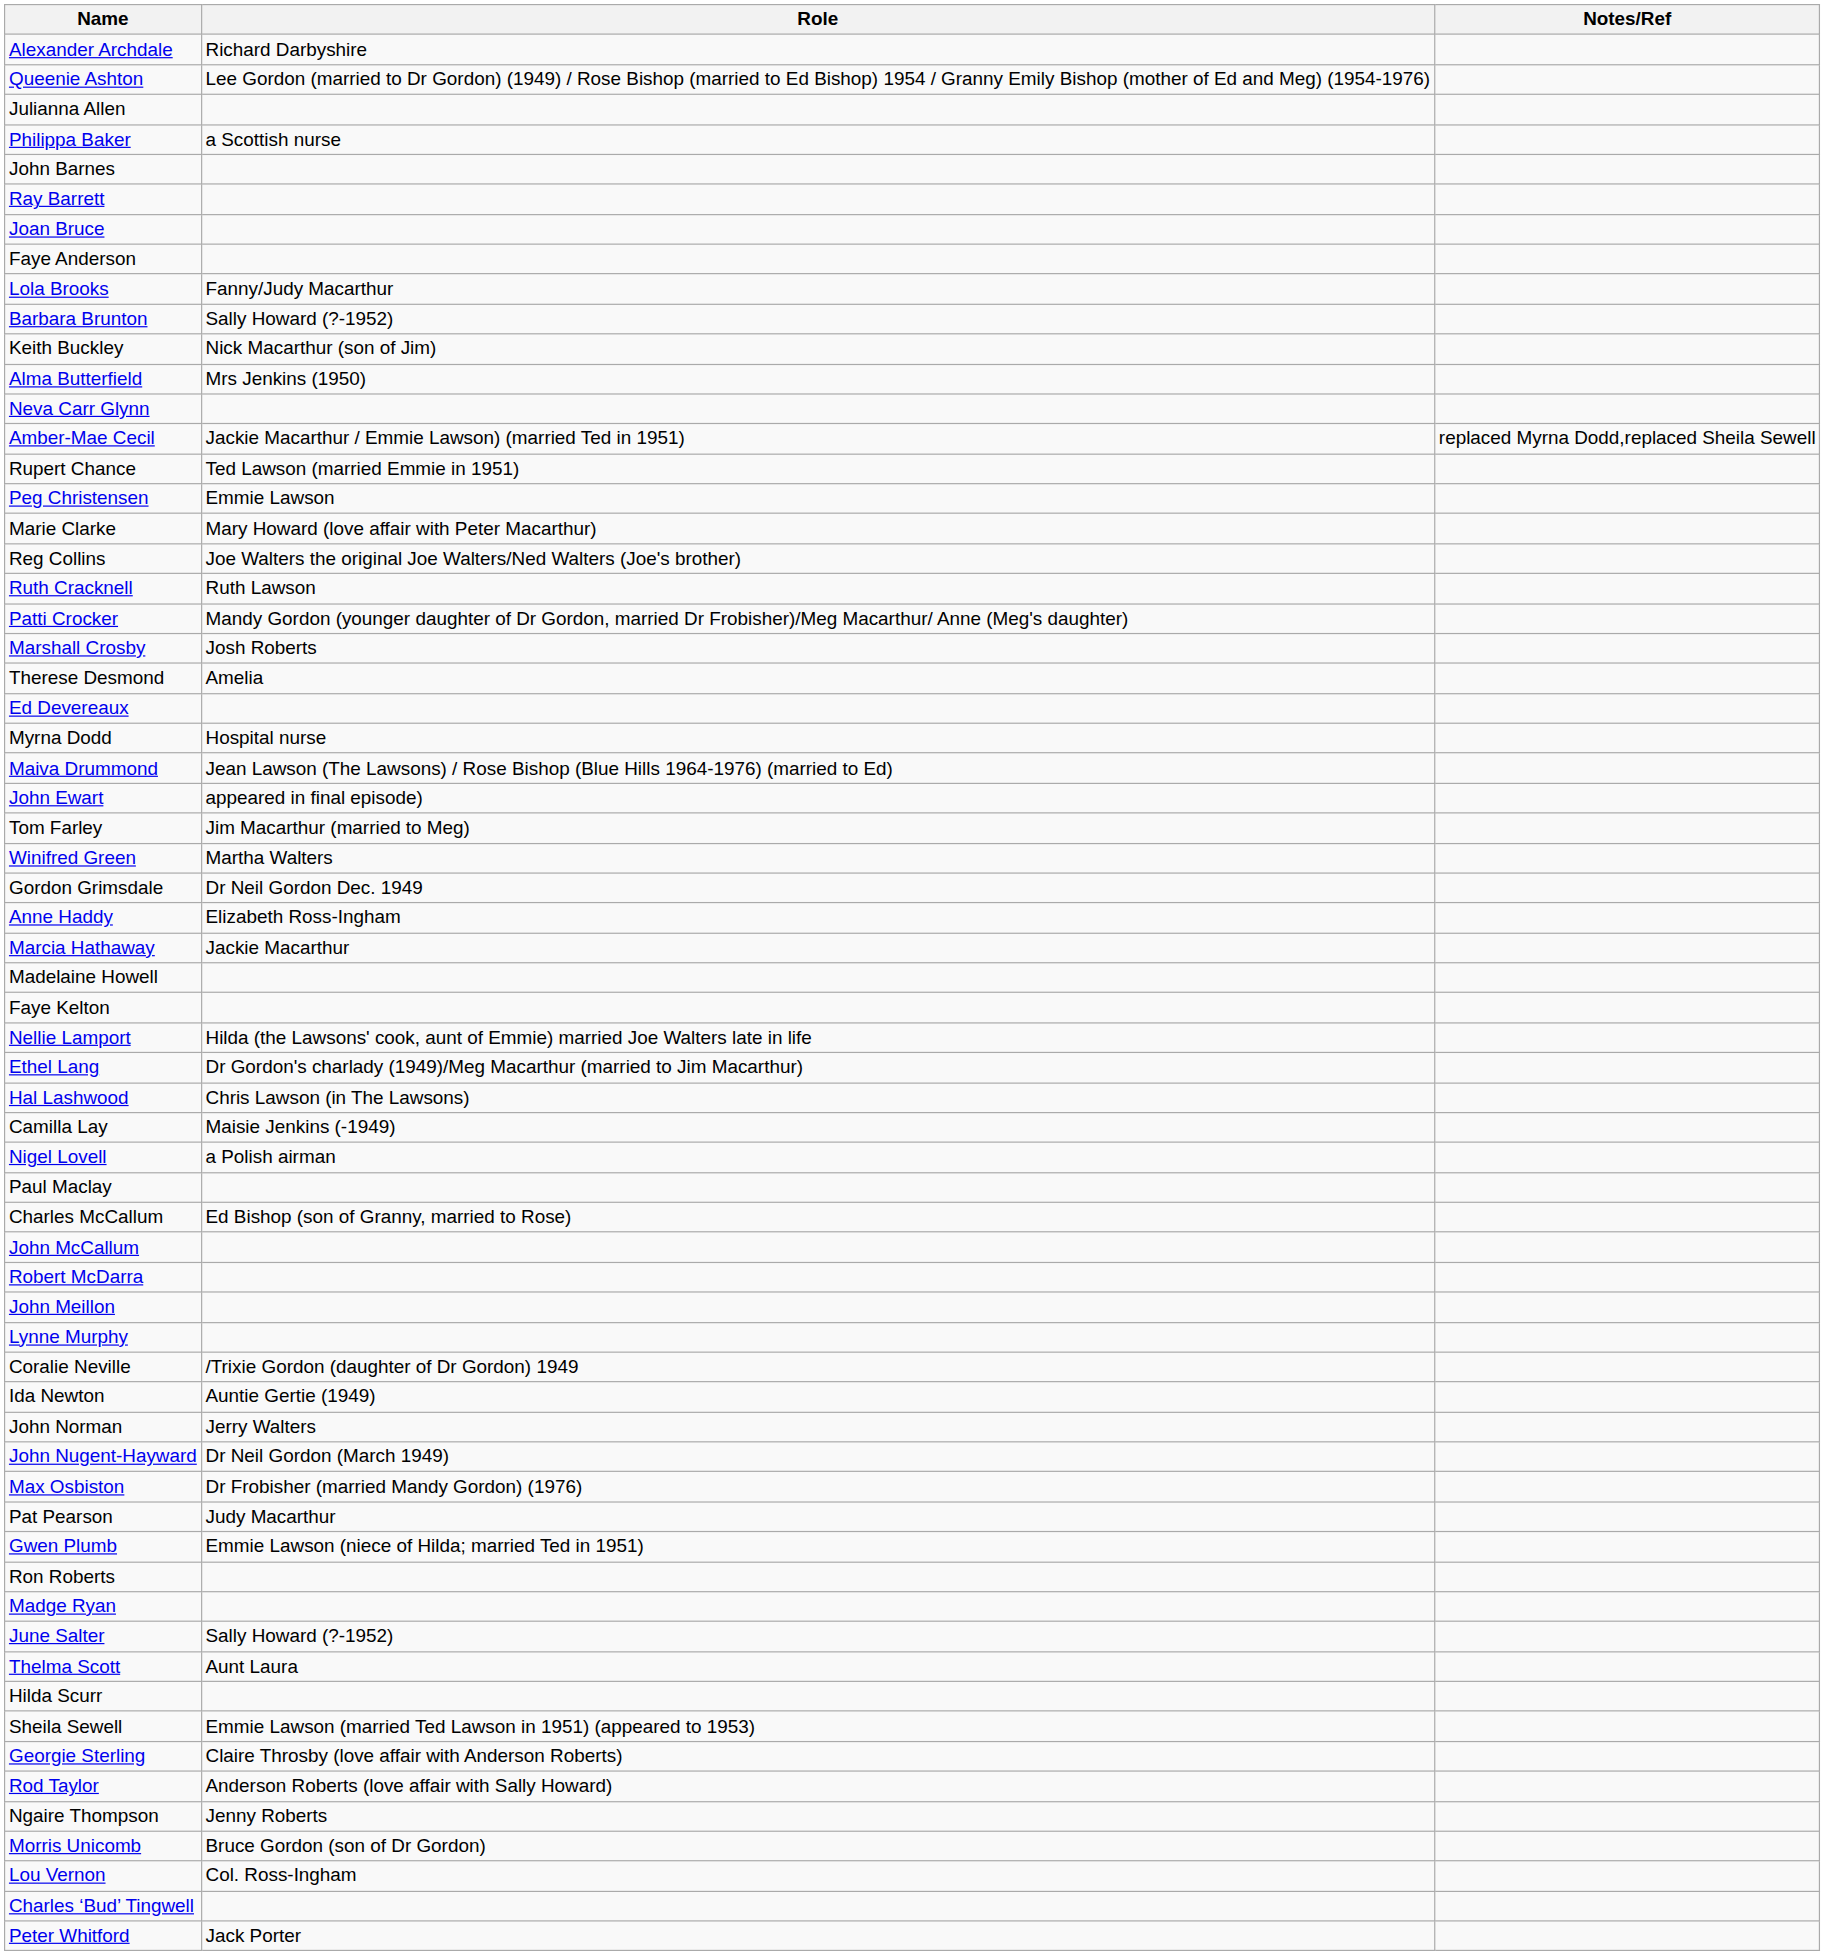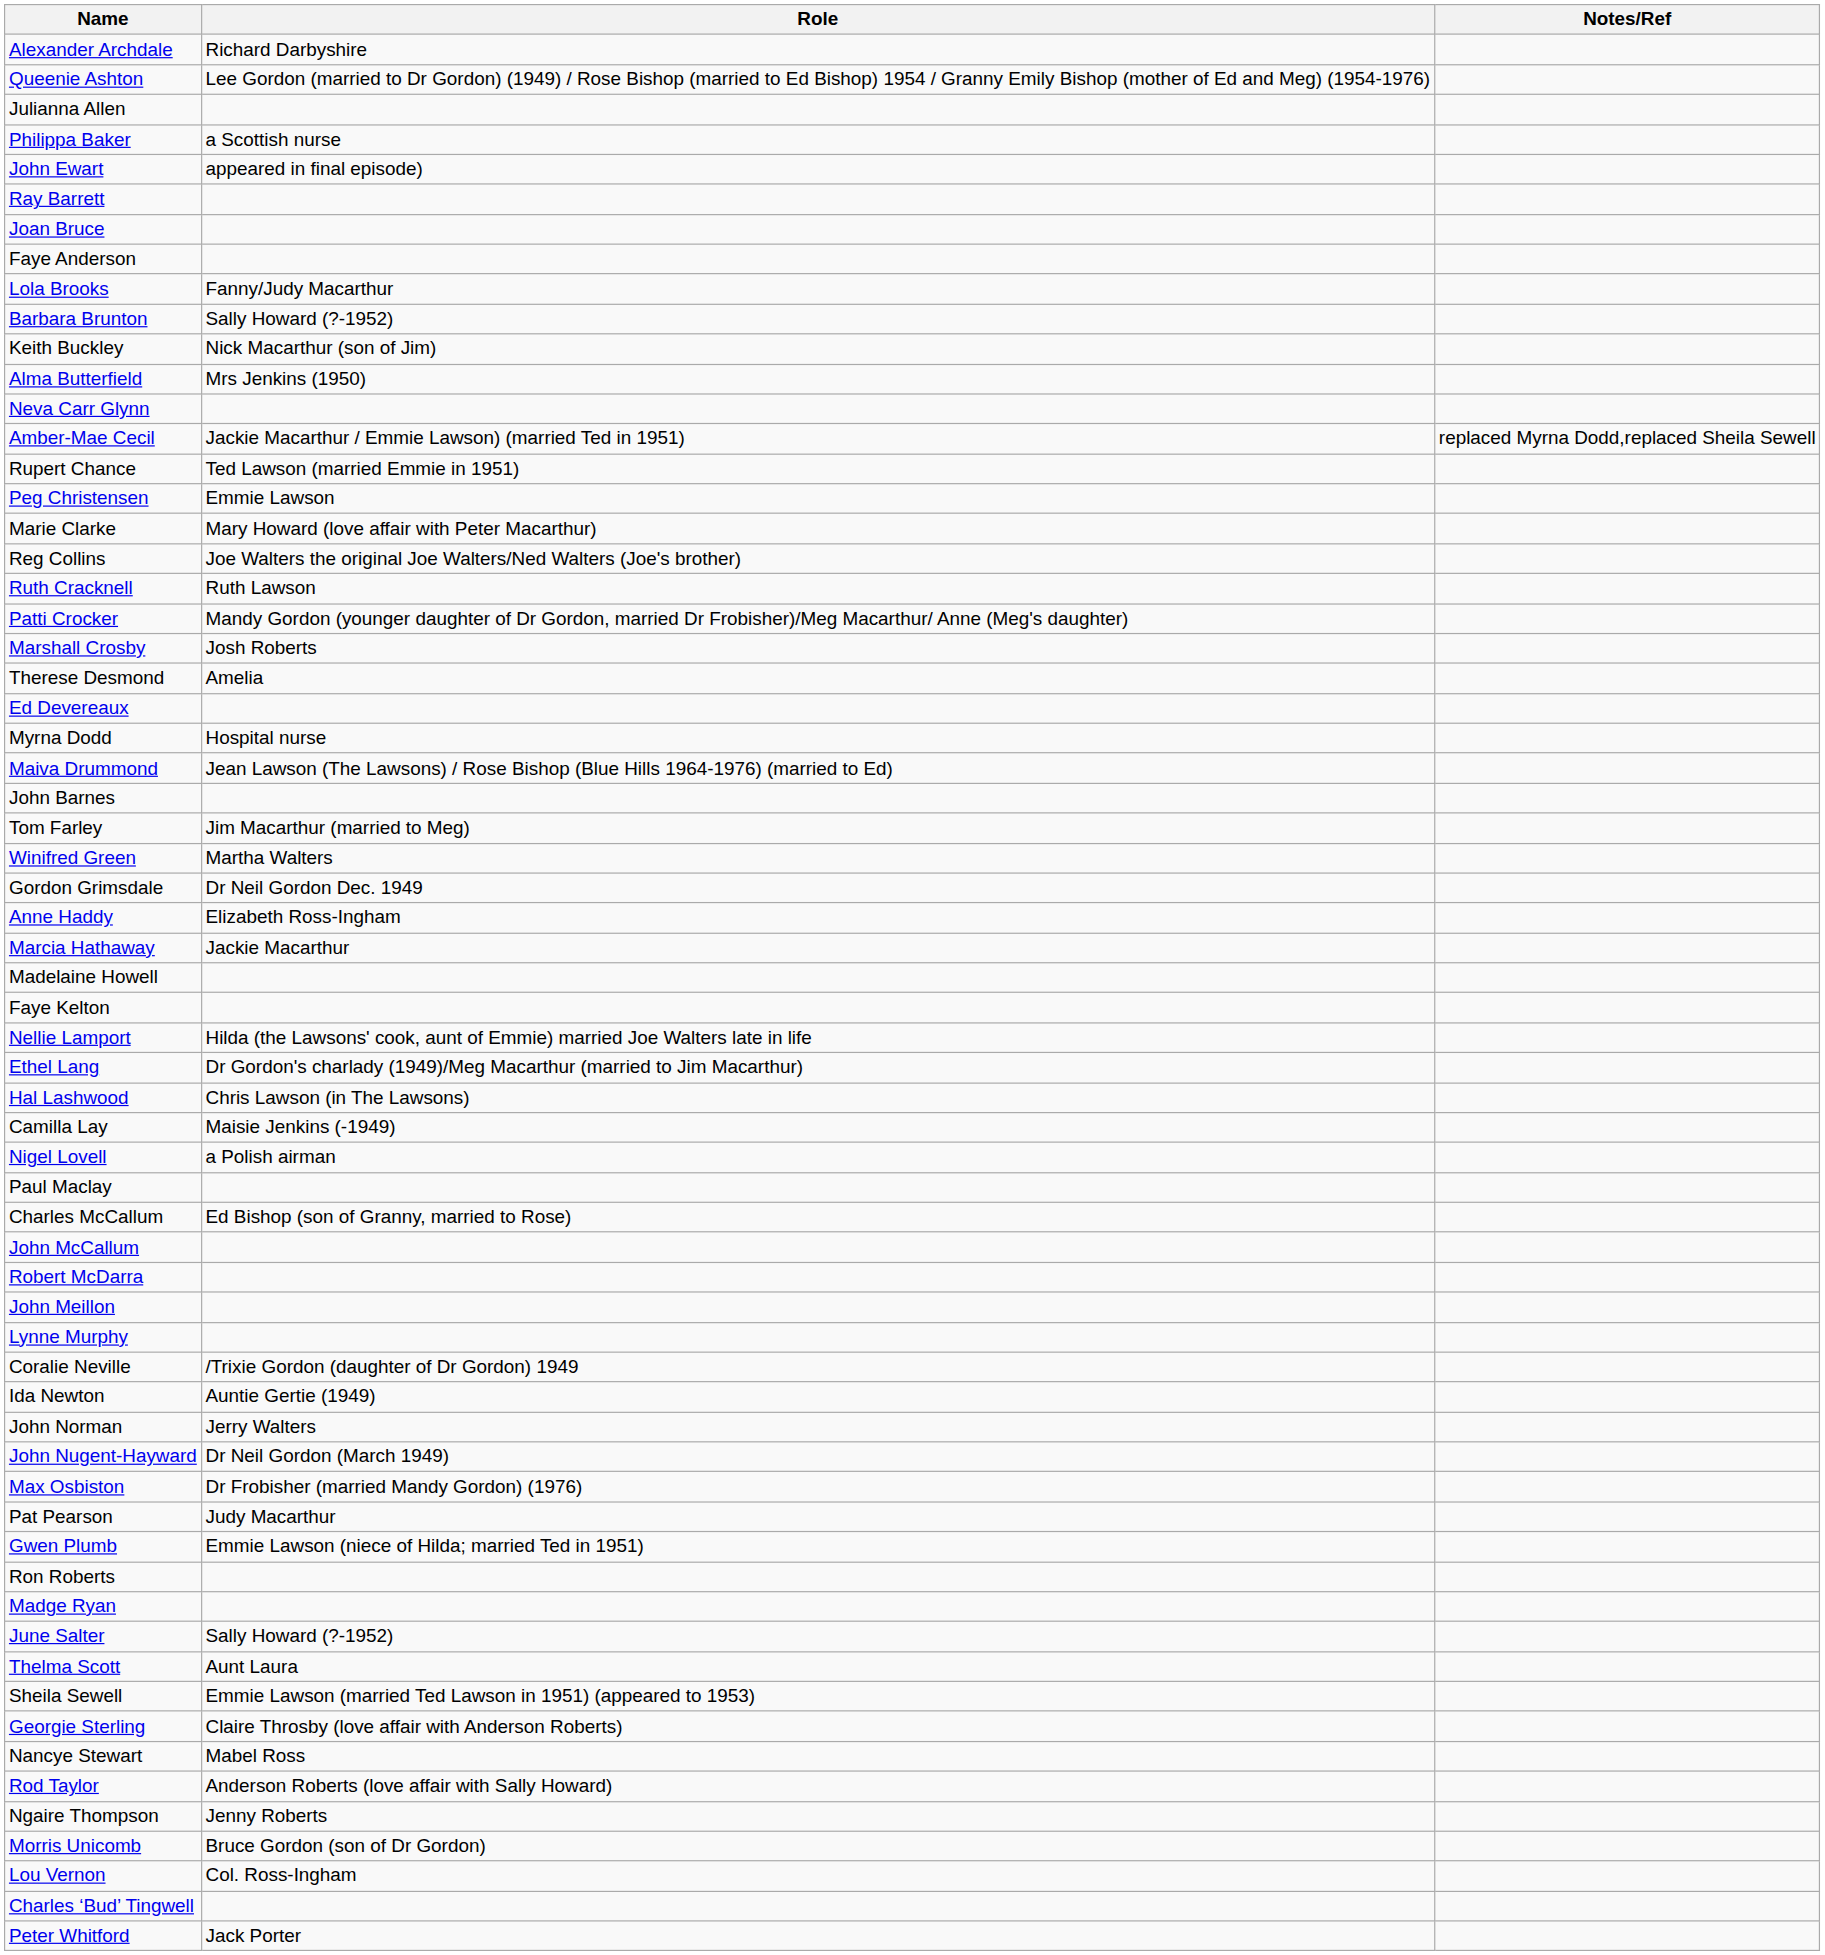rows swapped: (62, 169) <-> (56, 797)
- row: (56, 1696)
+ row: (76, 1756)
